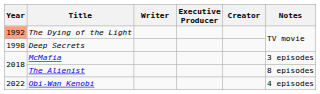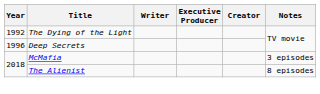(16, 32) lightsalmon background -> (16, 32) no background
(16, 45) 1998 -> (16, 45) 1996
- row: (62, 83)
